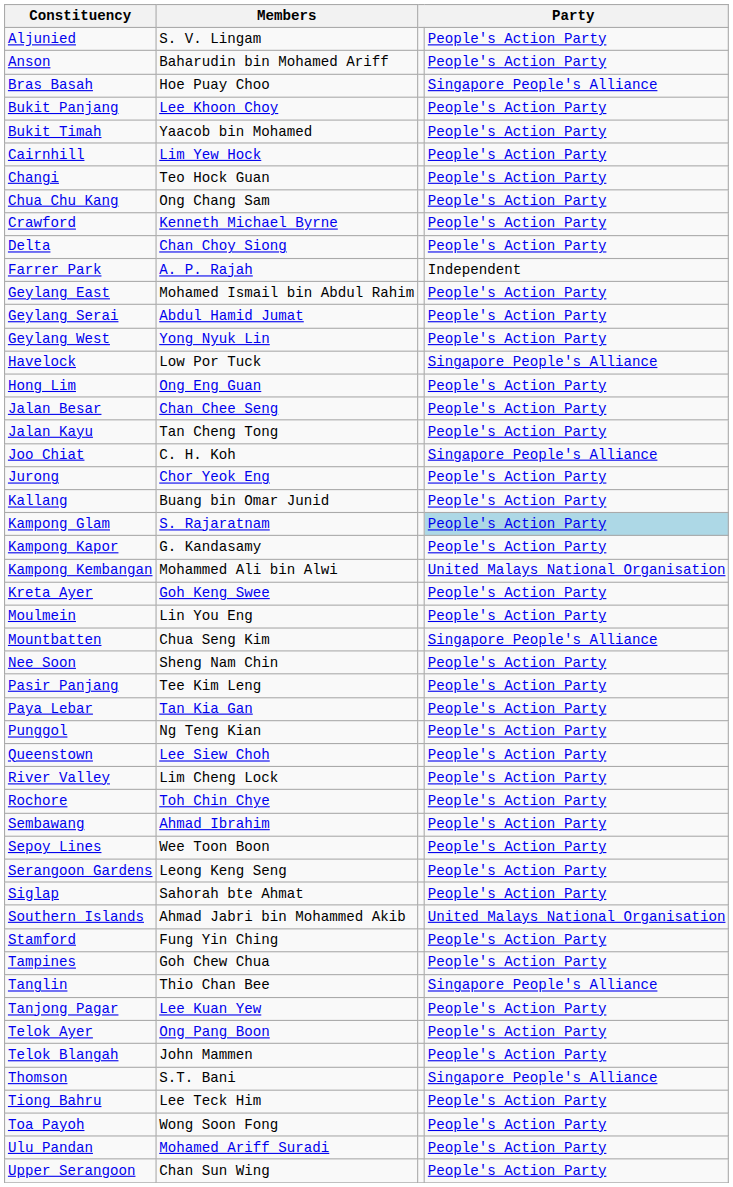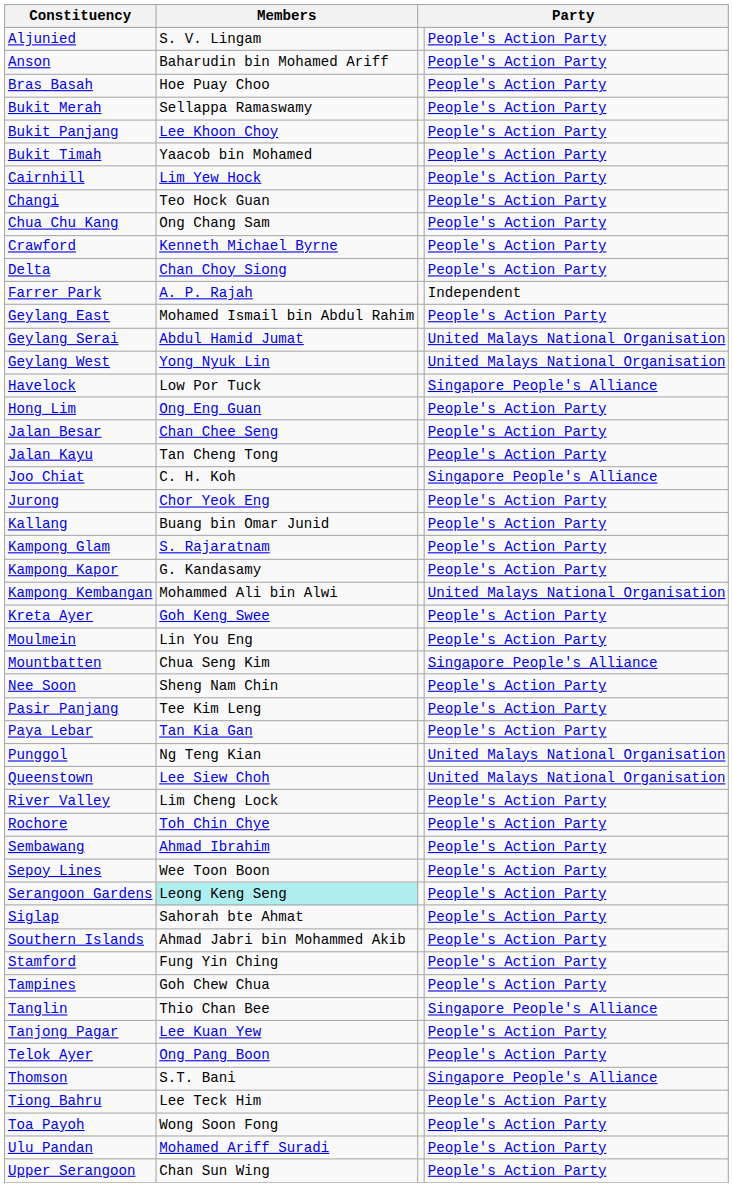(543, 85) Singapore People's Alliance -> (517, 85) People's Action Party
+ row: (55, 108)
(517, 316) People's Action Party -> (577, 339) United Malays National Organisation
(517, 339) People's Action Party -> (577, 363) United Malays National Organisation
(517, 524) lightblue background -> (517, 547) no background
(517, 732) People's Action Party -> (577, 755) United Malays National Organisation
(517, 755) People's Action Party -> (577, 778) United Malays National Organisation
(223, 871) no background -> (223, 894) paleturquoise background
(577, 917) United Malays National Organisation -> (517, 940) People's Action Party
- row: (63, 1055)
